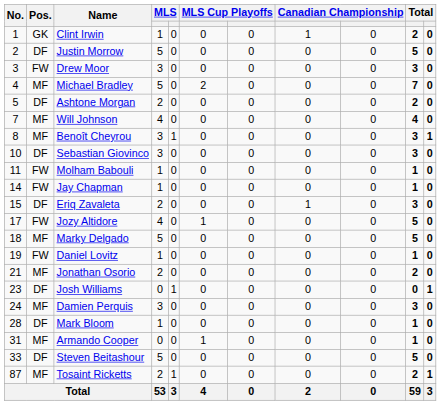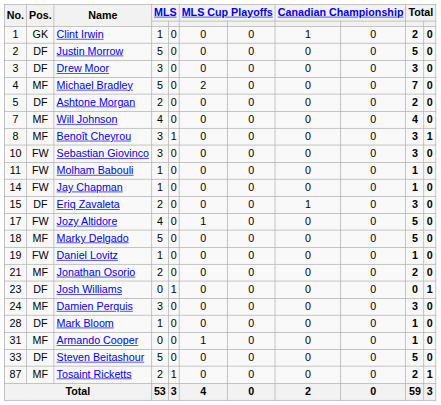(40, 68) FW -> (40, 68) DF
(40, 153) DF -> (40, 153) FW
